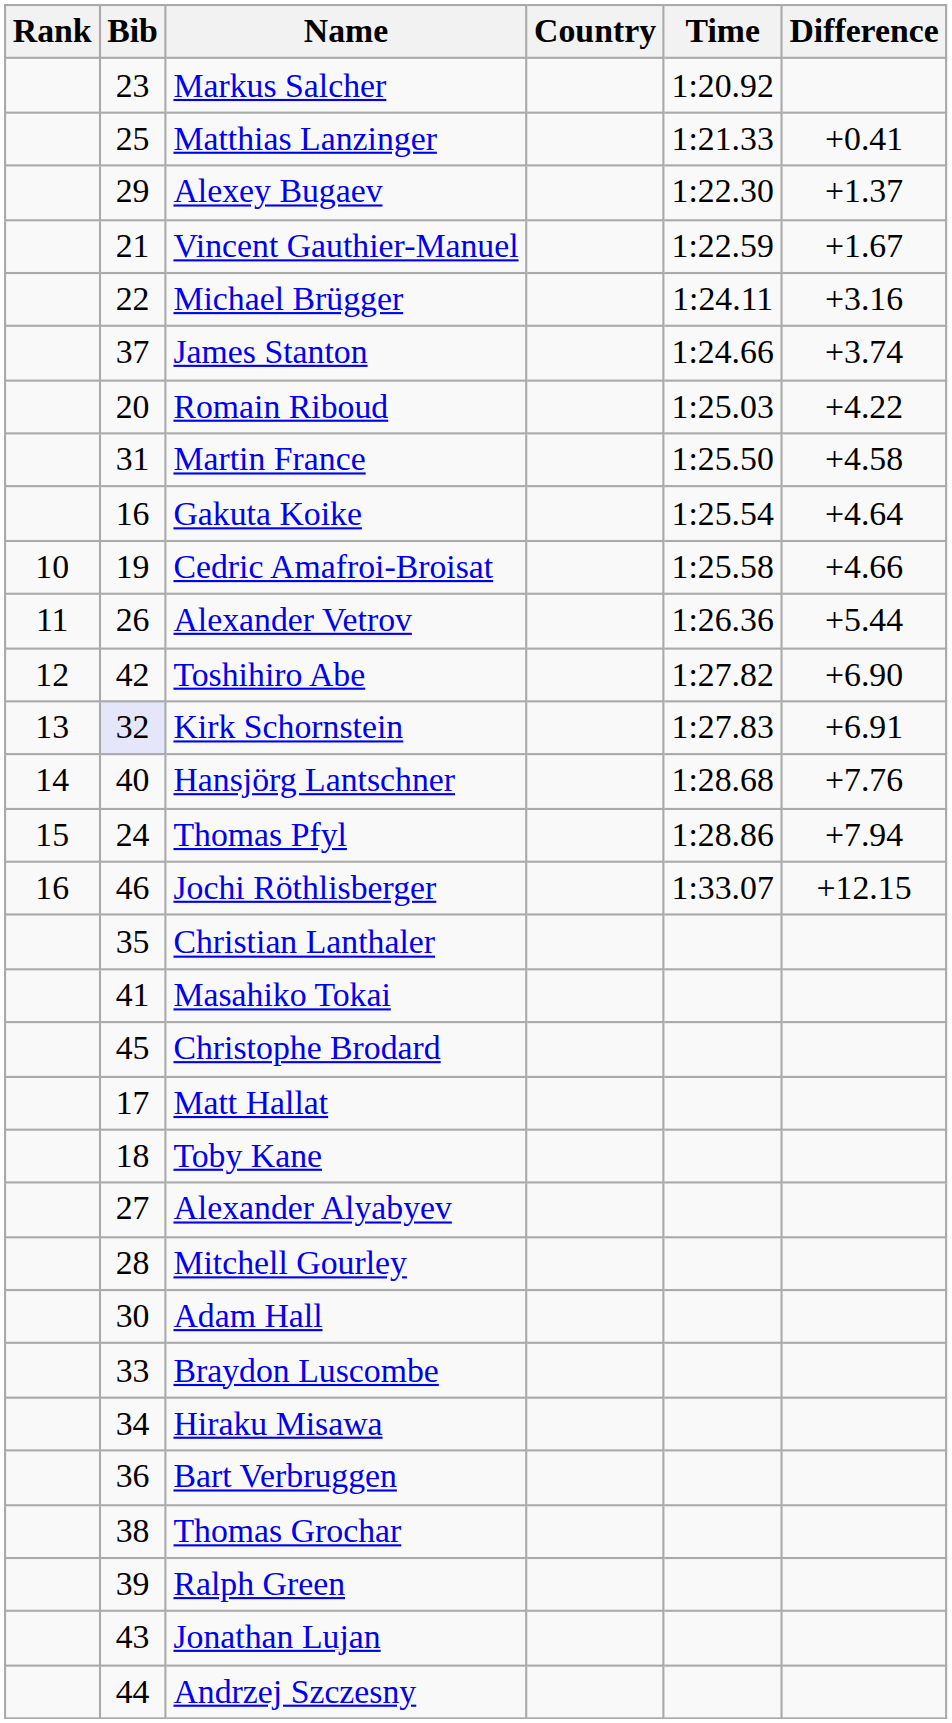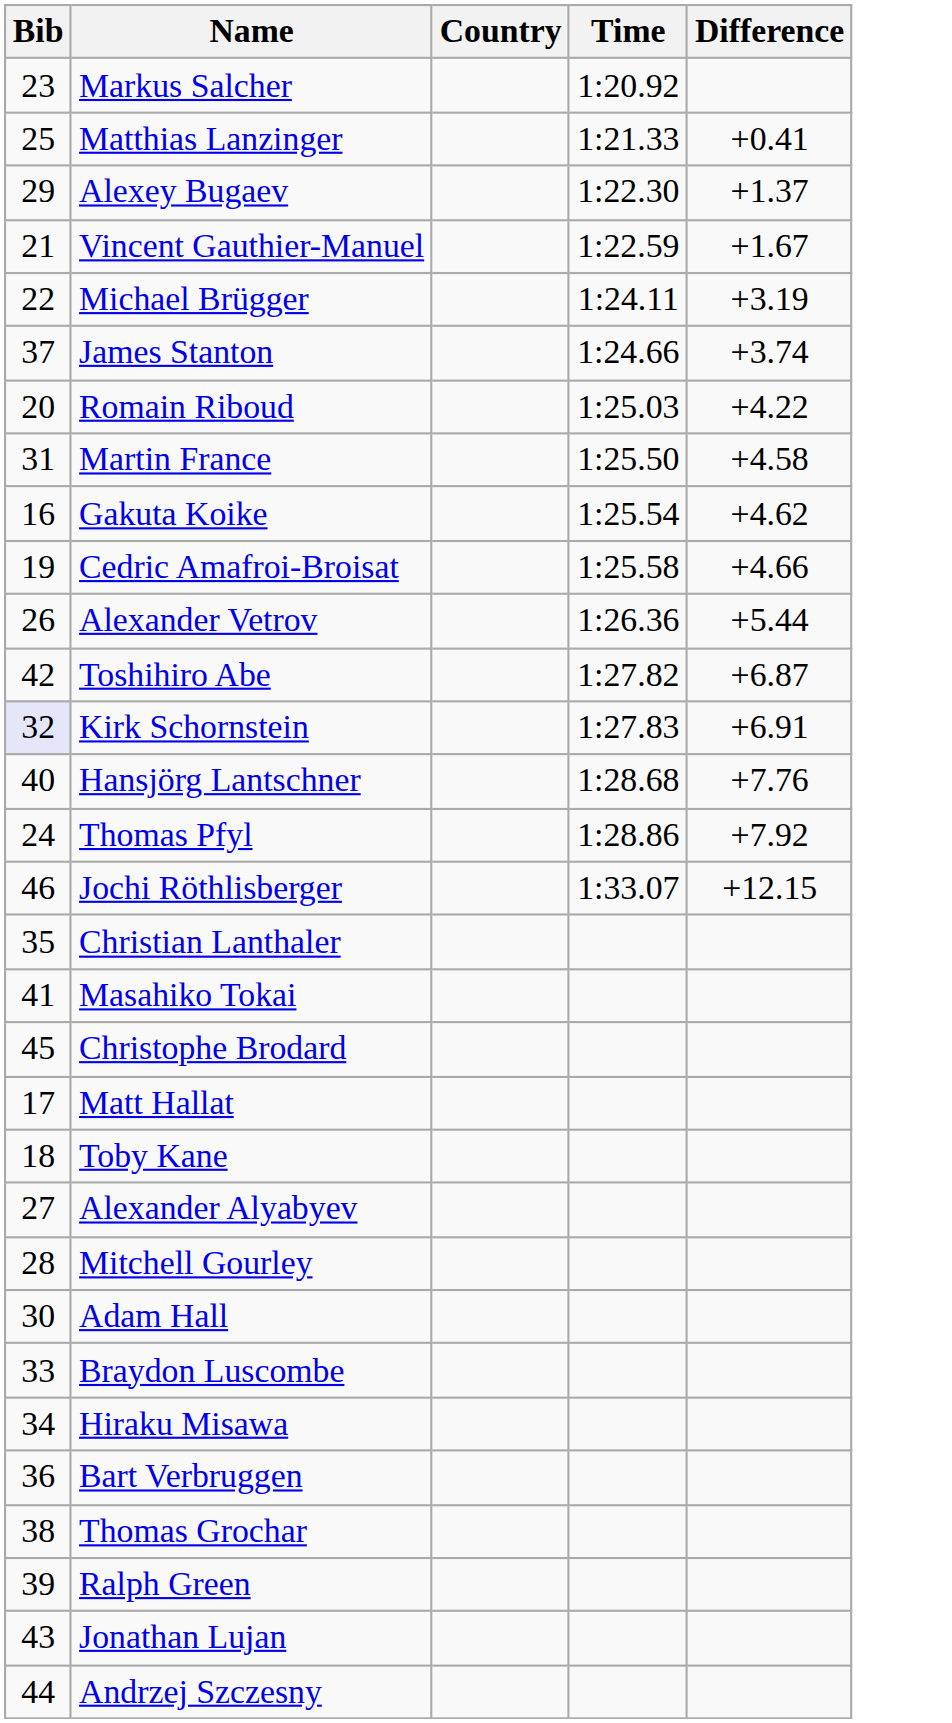- column: (52, 31)
(864, 298) +3.16 -> (770, 298) +3.19
(864, 513) +4.64 -> (770, 513) +4.62
(864, 673) +6.90 -> (770, 673) +6.87
(864, 834) +7.94 -> (770, 834) +7.92
